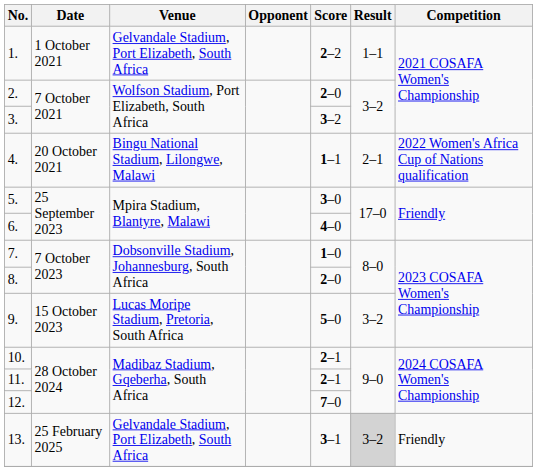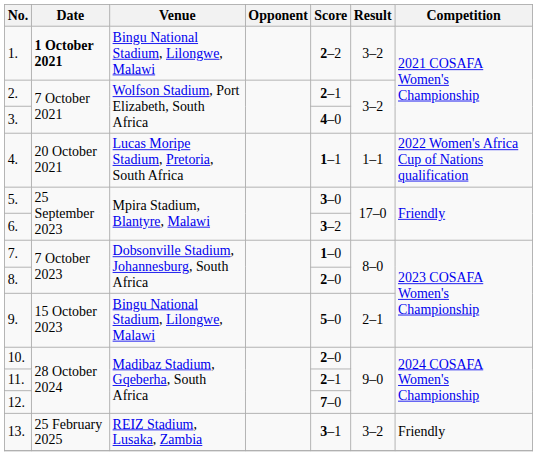(62, 53) normal -> (64, 53) bold
(172, 53) Gelvandale Stadium, Port Elizabeth, South Africa -> (168, 53) Bingu National Stadium, Lilongwe, Malawi
(373, 53) 1–1 -> (373, 53) 3–2
(331, 93) 2–0 -> (331, 93) 2–1
(331, 120) 3–2 -> (331, 120) 4–0
(168, 160) Bingu National Stadium, Lilongwe, Malawi -> (163, 160) Lucas Moripe Stadium, Pretoria, South Africa
(373, 160) 2–1 -> (373, 160) 1–1
(331, 226) 4–0 -> (331, 226) 3–2
(163, 320) Lucas Moripe Stadium, Pretoria, South Africa -> (168, 320) Bingu National Stadium, Lilongwe, Malawi
(373, 320) 3–2 -> (373, 320) 2–1
(331, 357) 2–1 -> (331, 357) 2–0
(172, 439) Gelvandale Stadium, Port Elizabeth, South Africa -> (157, 432) REIZ Stadium, Lusaka, Zambia
(373, 439) lightgrey background -> (373, 432) no background
